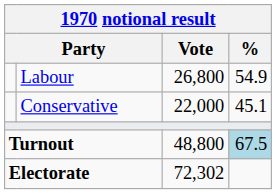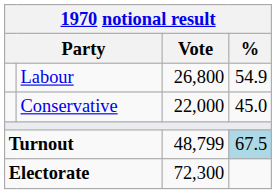(251, 106) 45.1 -> (251, 106) 45.0
(199, 144) 48,800 -> (199, 144) 48,799
(199, 173) 72,302 -> (199, 173) 72,300
